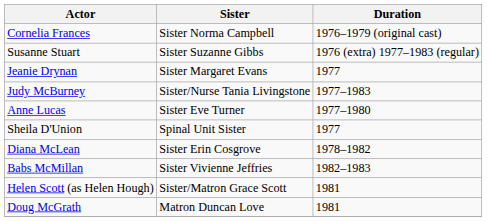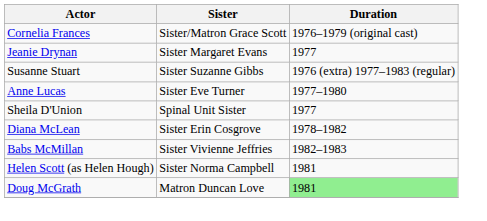(217, 33) Sister Norma Campbell -> (223, 33) Sister/Matron Grace Scott
rows swapped: (43, 52) <-> (42, 71)
- row: (46, 91)
(223, 187) Sister/Matron Grace Scott -> (217, 168) Sister Norma Campbell
(328, 206) no background -> (304, 187) lightgreen background
